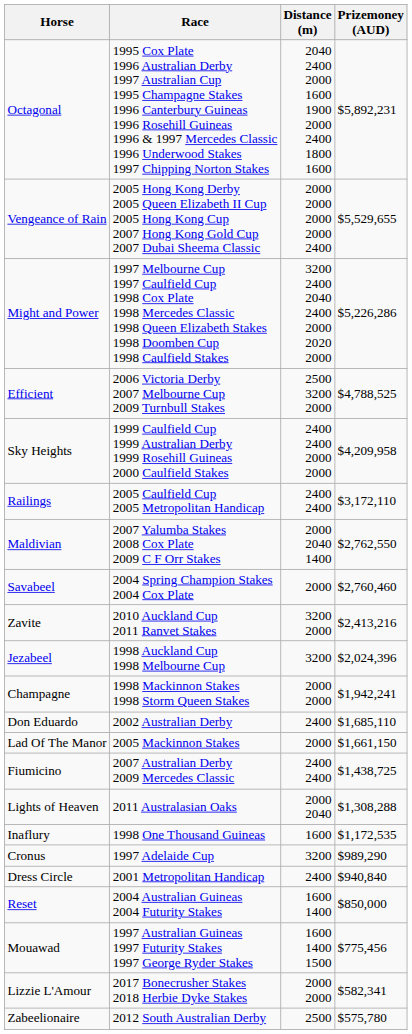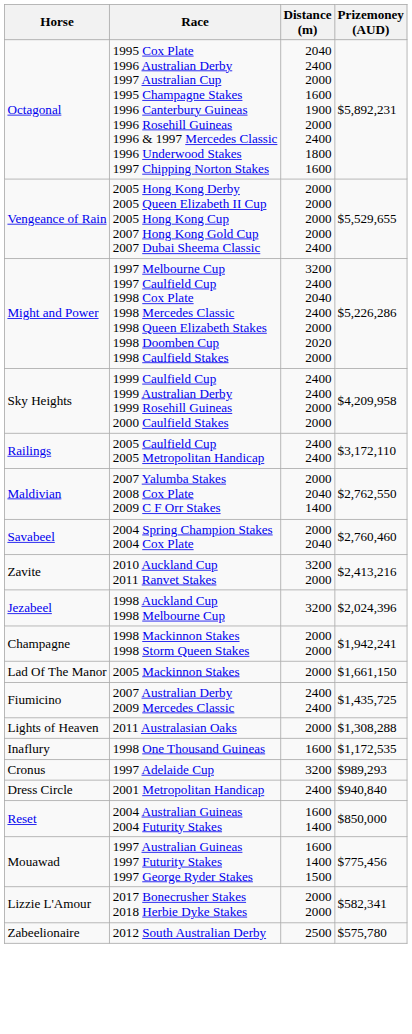- row: (30, 393)
(318, 587) 2000 -> (318, 536) 2000 2040
- row: (43, 722)
(367, 771) $1,438,725 -> (367, 700) $1,435,725
(318, 806) 2000 2040 -> (318, 728) 2000
(362, 855) $989,290 -> (362, 769) $989,293
